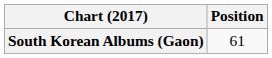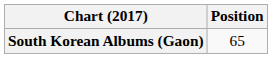(237, 41) 61 -> (237, 41) 65
